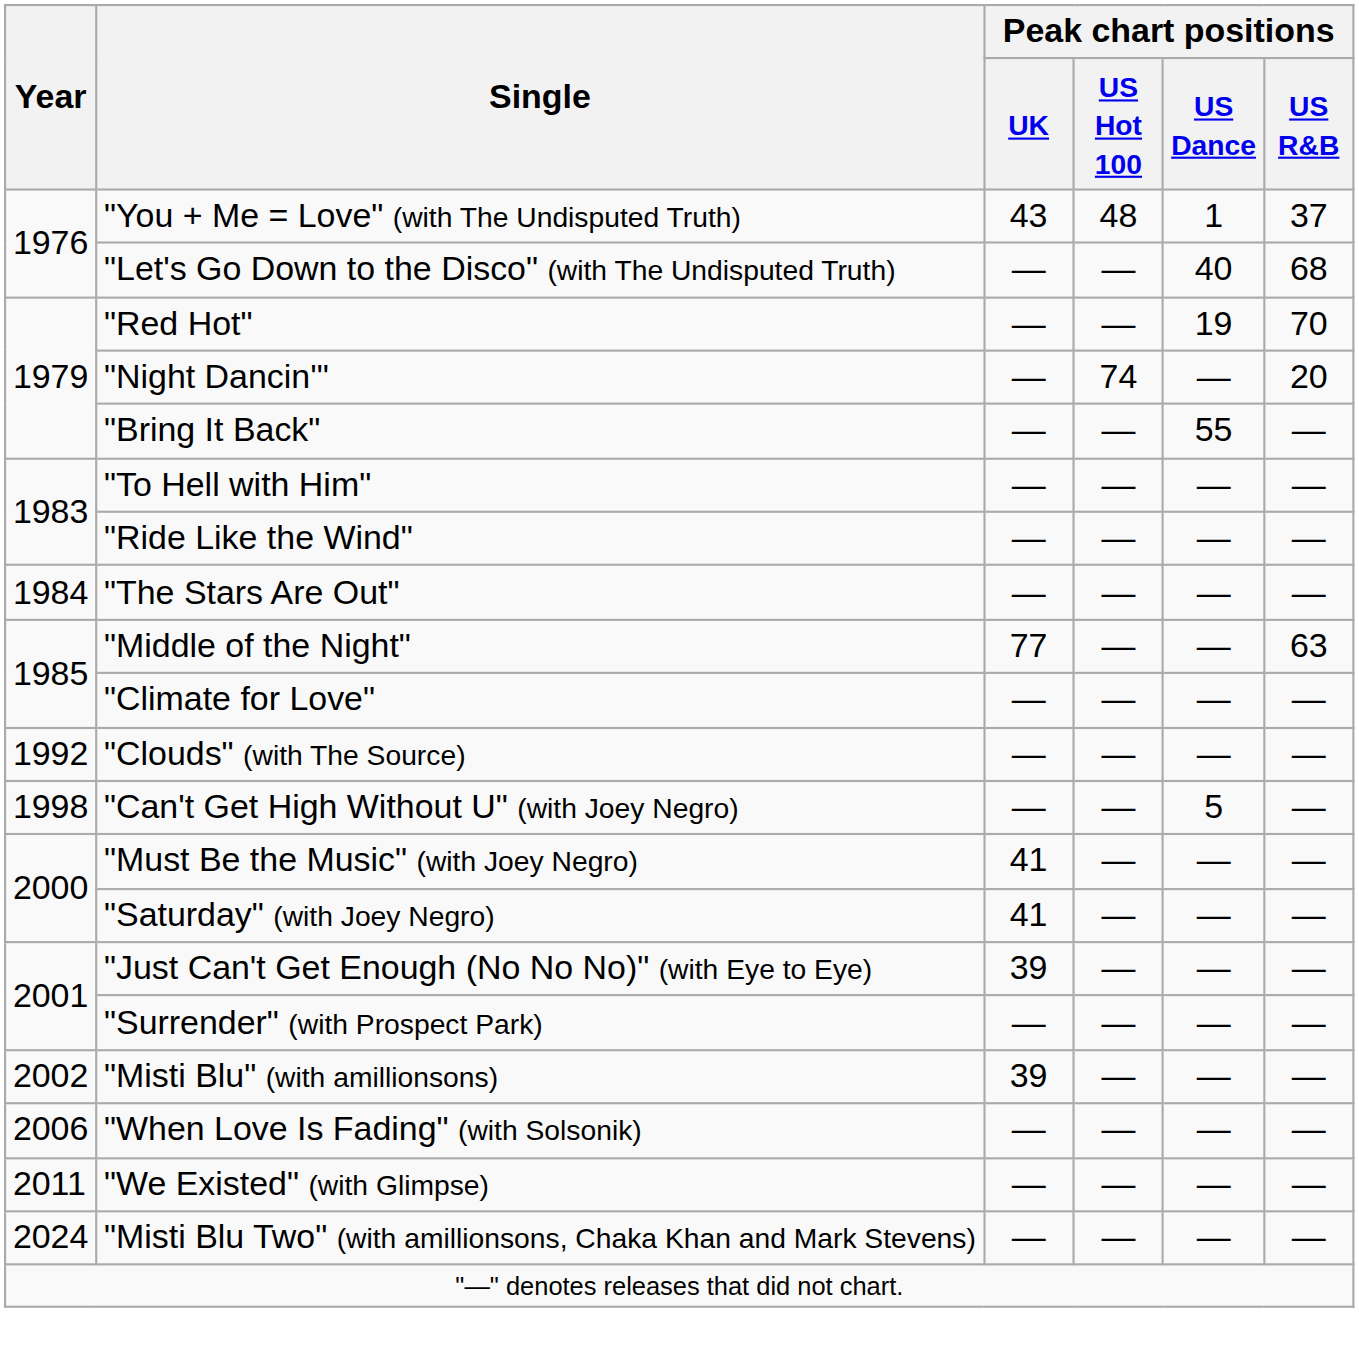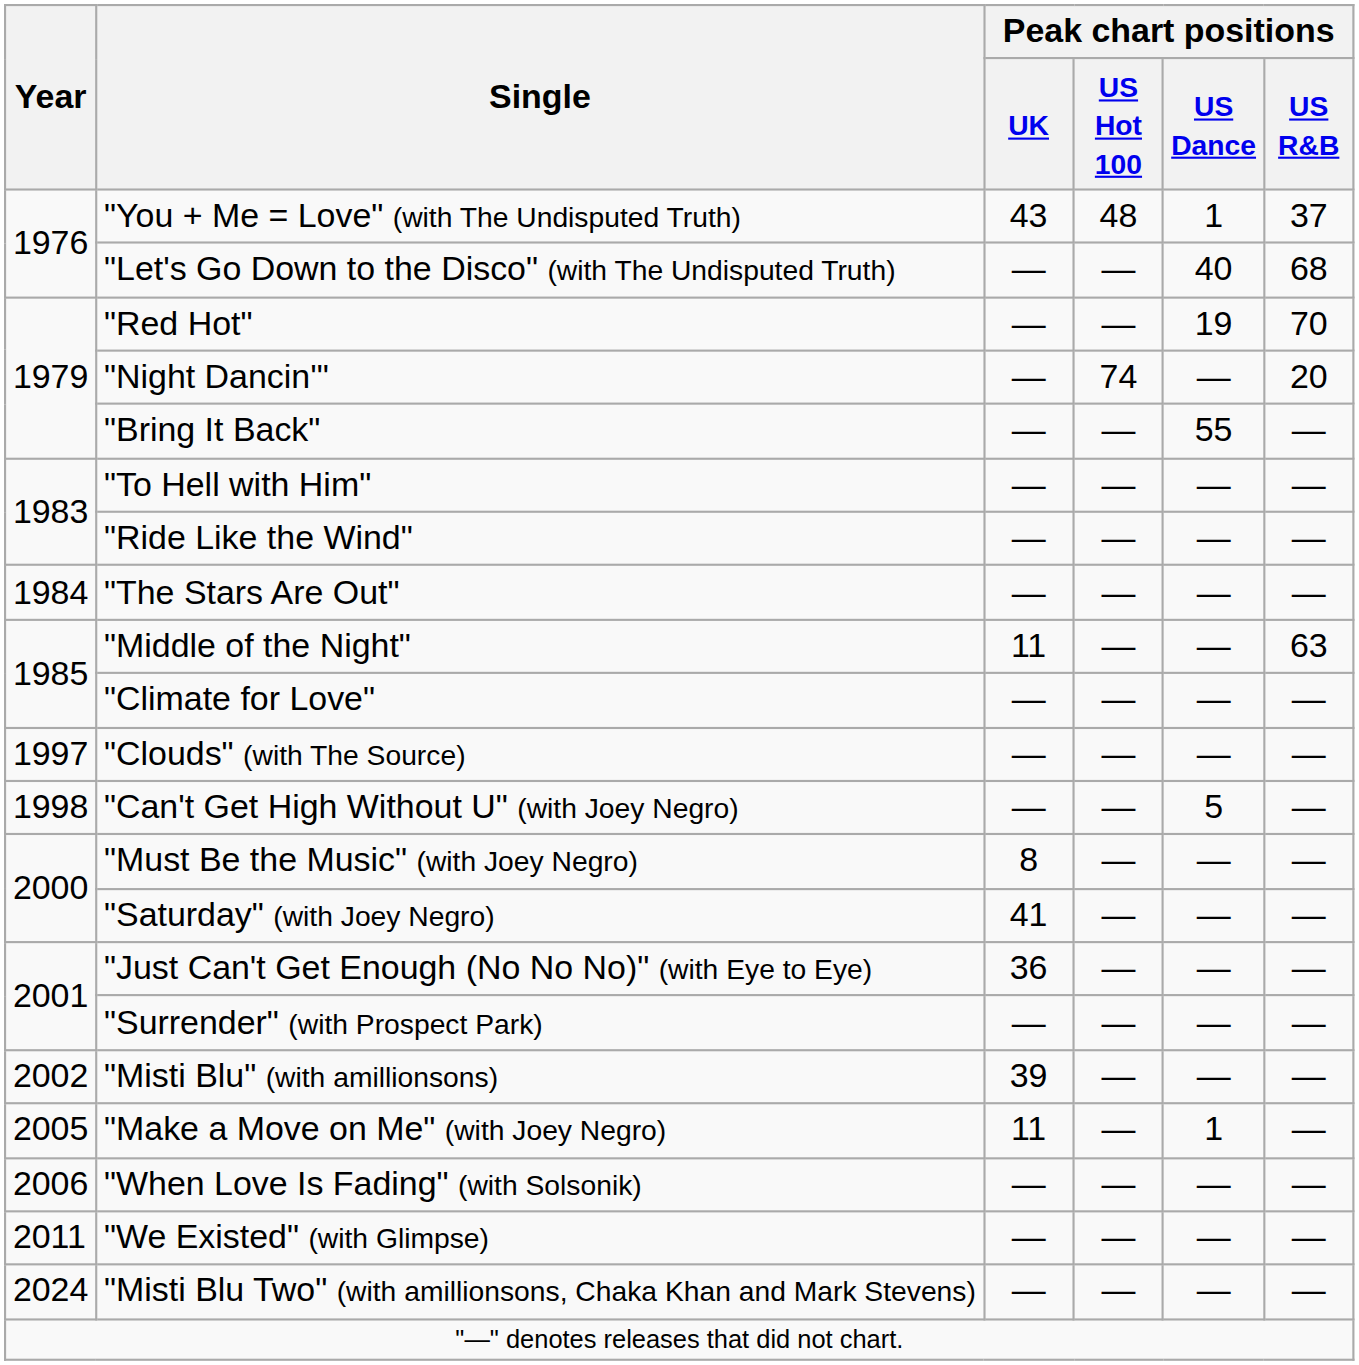(1029, 645) 77 -> (1029, 645) 11
(51, 753) 1992 -> (51, 753) 1997
(1029, 860) 41 -> (1029, 860) 8
(1029, 968) 39 -> (1029, 968) 36
+ row: (385, 1129)
